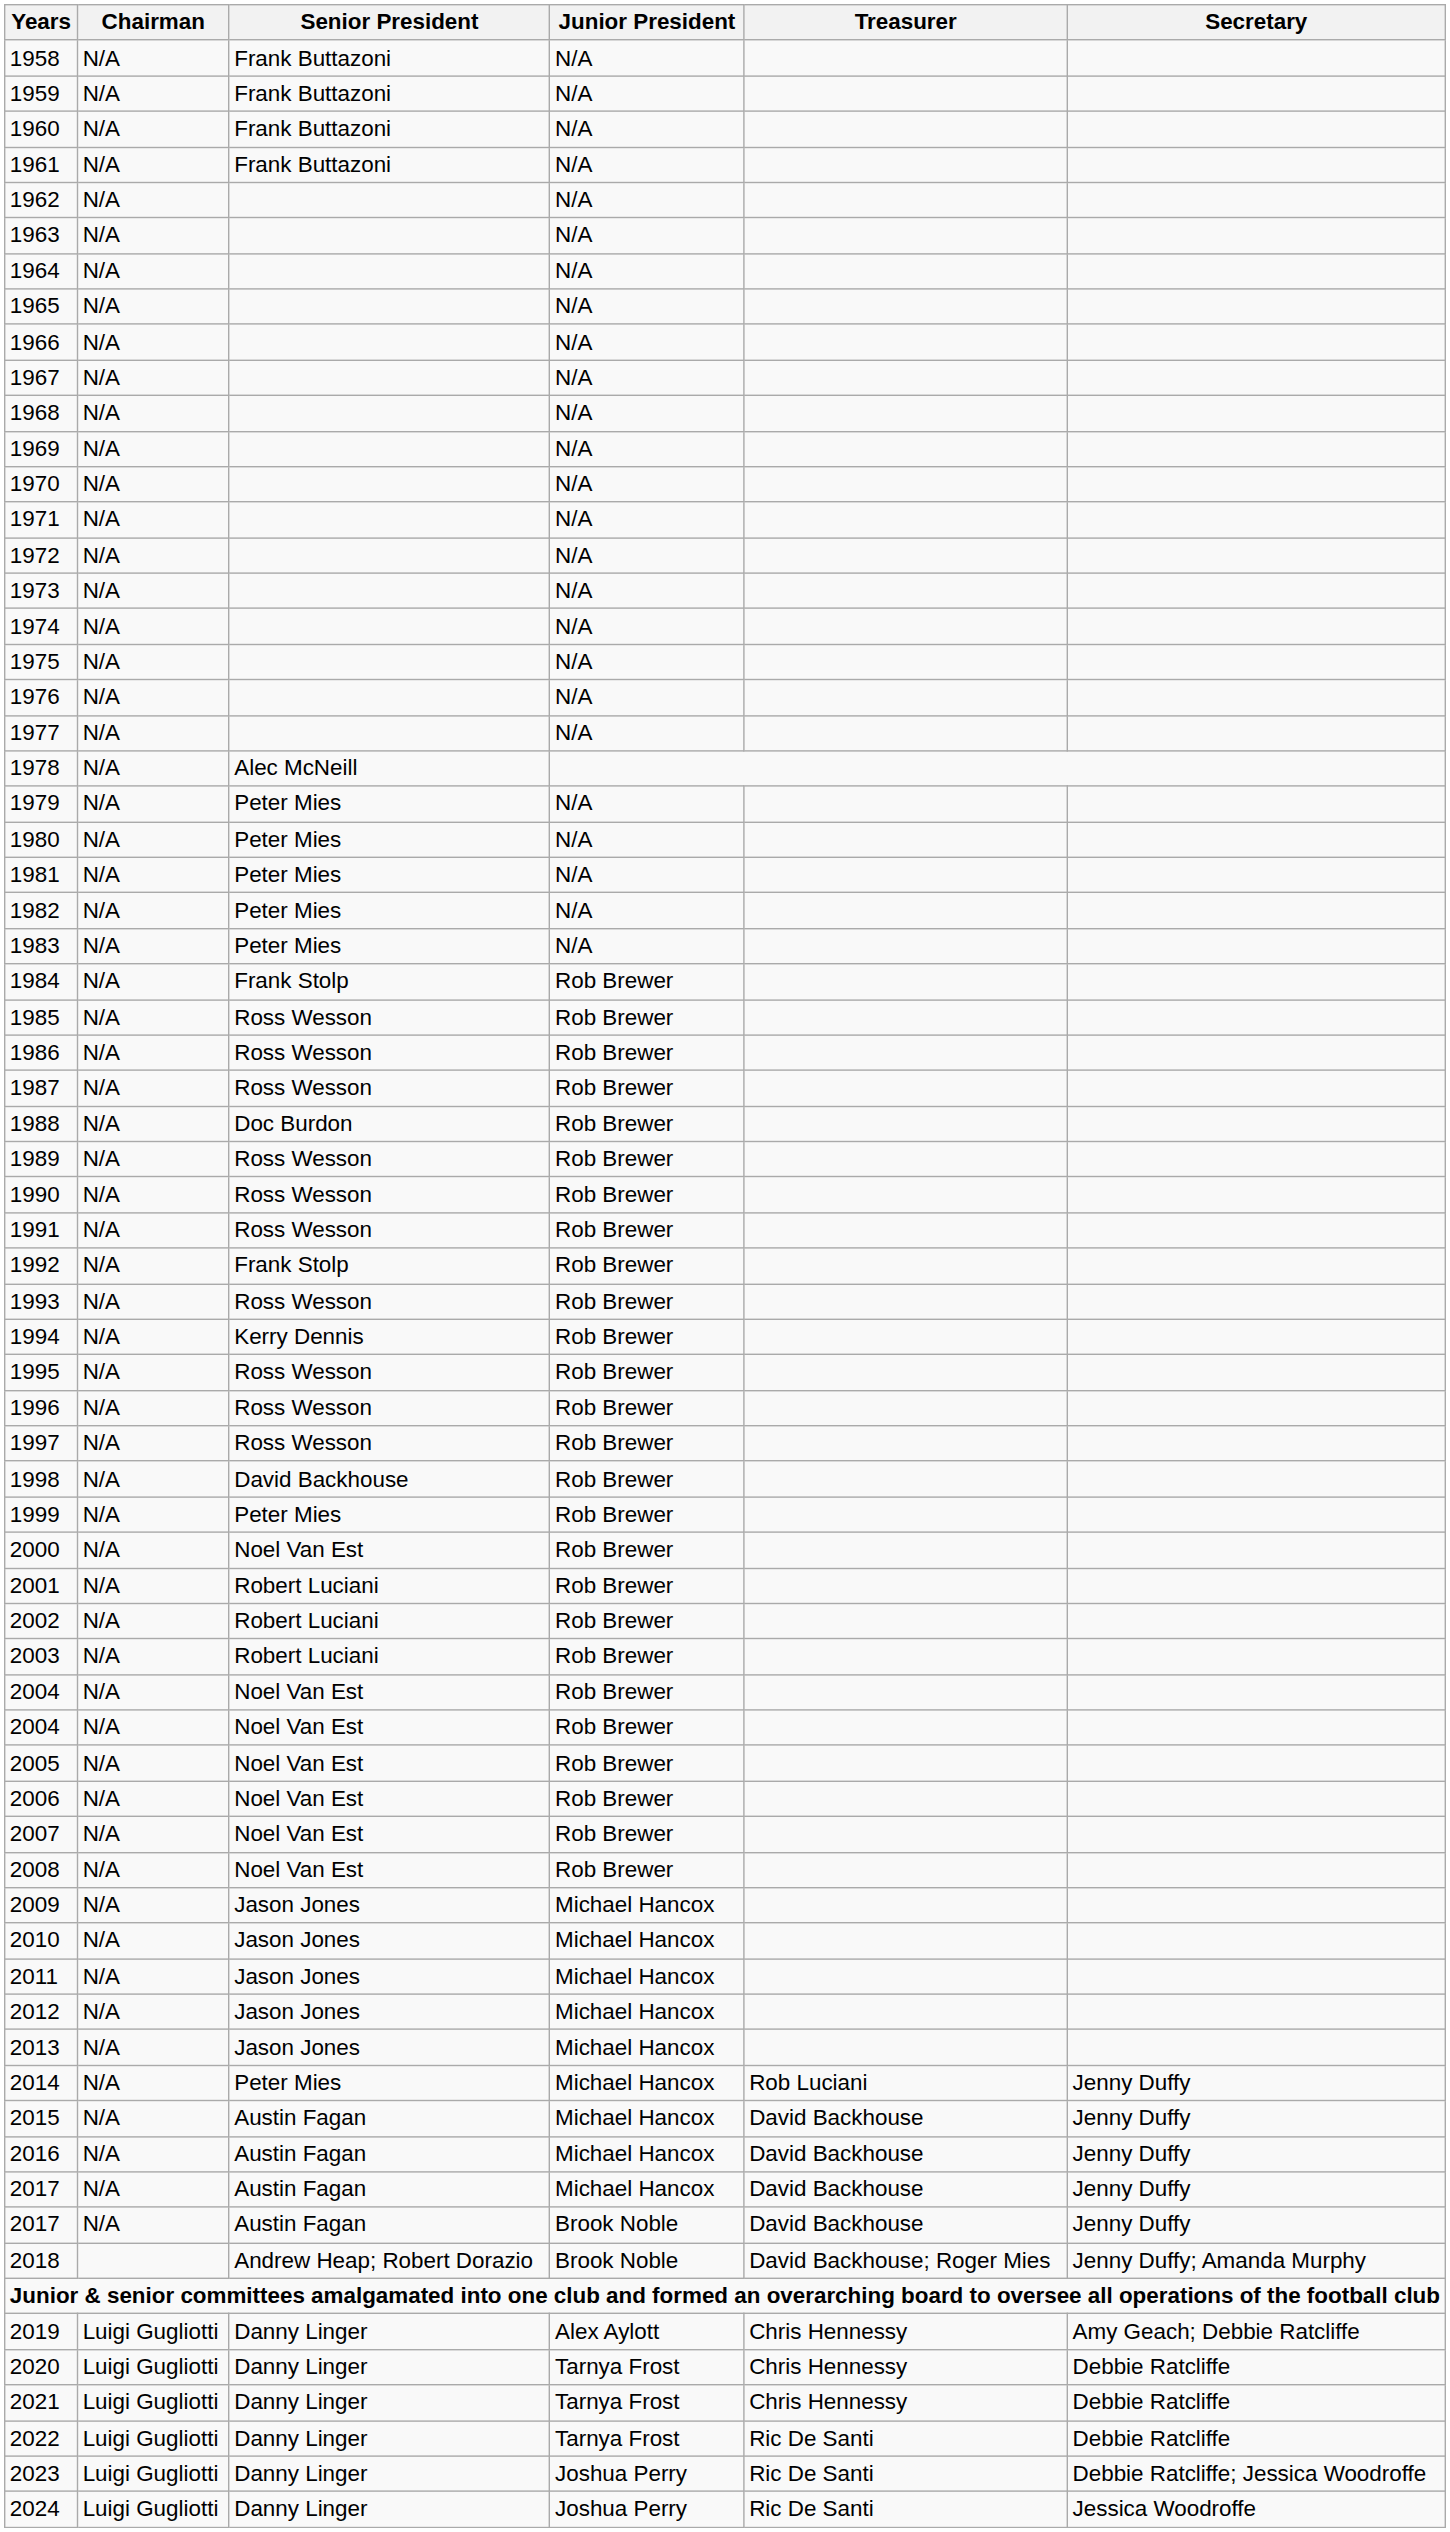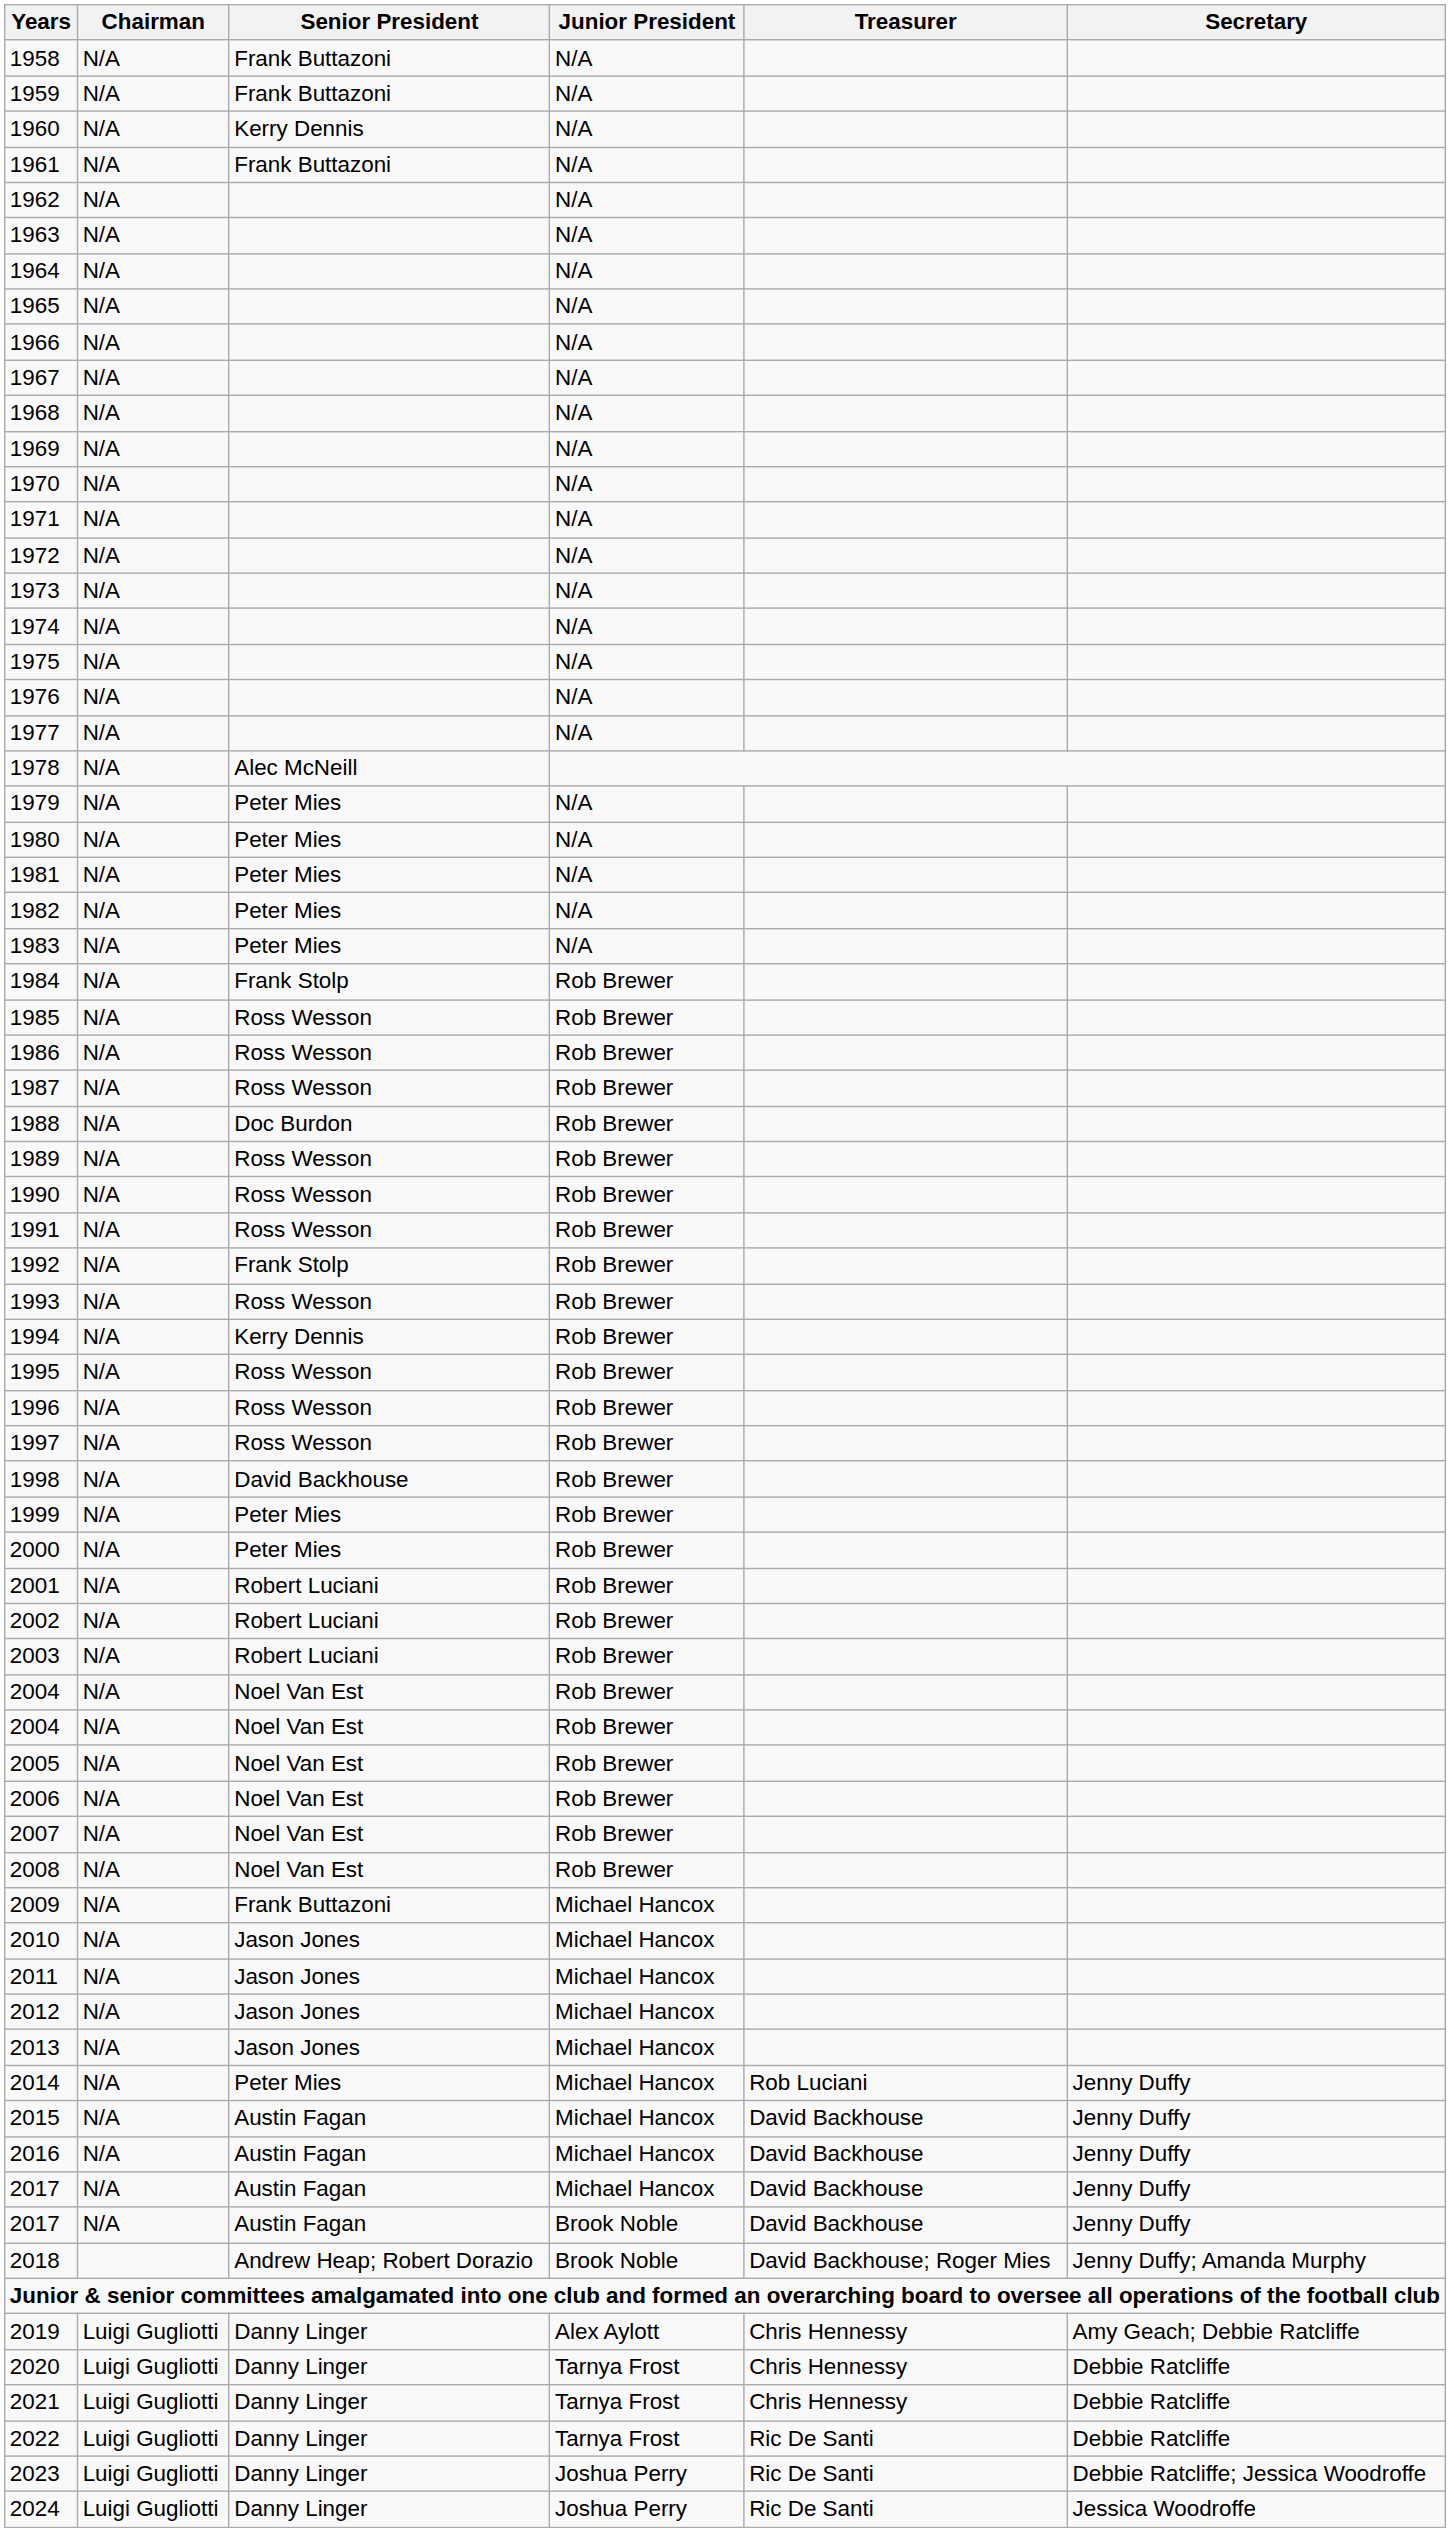(313, 128) Frank Buttazoni -> (299, 128) Kerry Dennis
(299, 1549) Noel Van Est -> (288, 1549) Peter Mies
(297, 1905) Jason Jones -> (313, 1905) Frank Buttazoni
